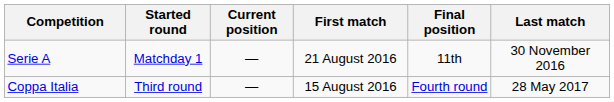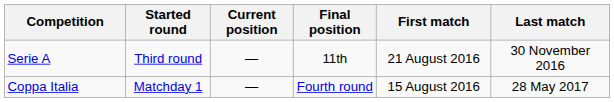columns swapped: (449, 22) <-> (351, 22)
(168, 58) Matchday 1 -> (168, 58) Third round
(168, 87) Third round -> (168, 87) Matchday 1
